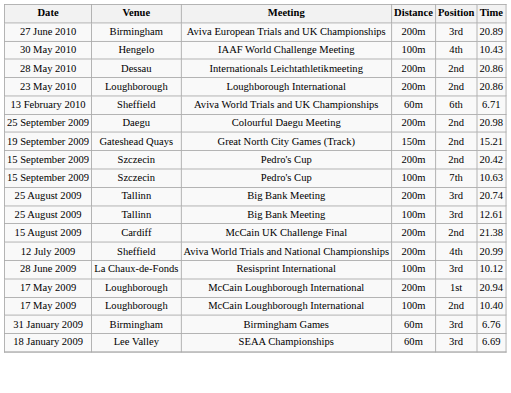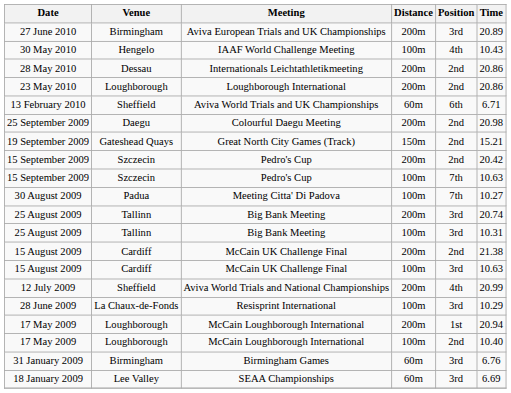+ row: (48, 196)
(491, 214) 12.61 -> (491, 233) 10.31
+ row: (48, 269)
(491, 269) 10.12 -> (491, 306) 10.29
